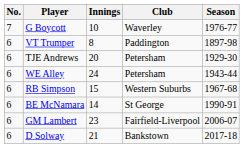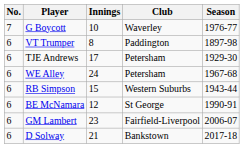(94, 58) 20 -> (94, 58) 17
(221, 74) 1943-44 -> (221, 74) 1967-68
(221, 89) 1967-68 -> (221, 89) 1943-44
(94, 105) 14 -> (94, 105) 12
